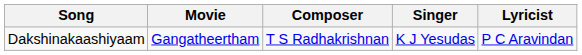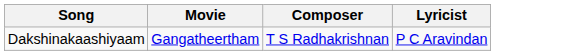- column: (435, 15)
